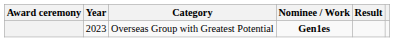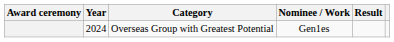(96, 28) 2023 -> (96, 28) 2024
(314, 28) bold -> (314, 28) normal
